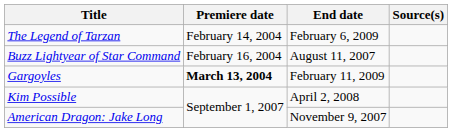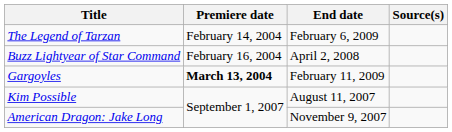(332, 55) August 11, 2007 -> (324, 55) April 2, 2008
(324, 96) April 2, 2008 -> (332, 96) August 11, 2007
